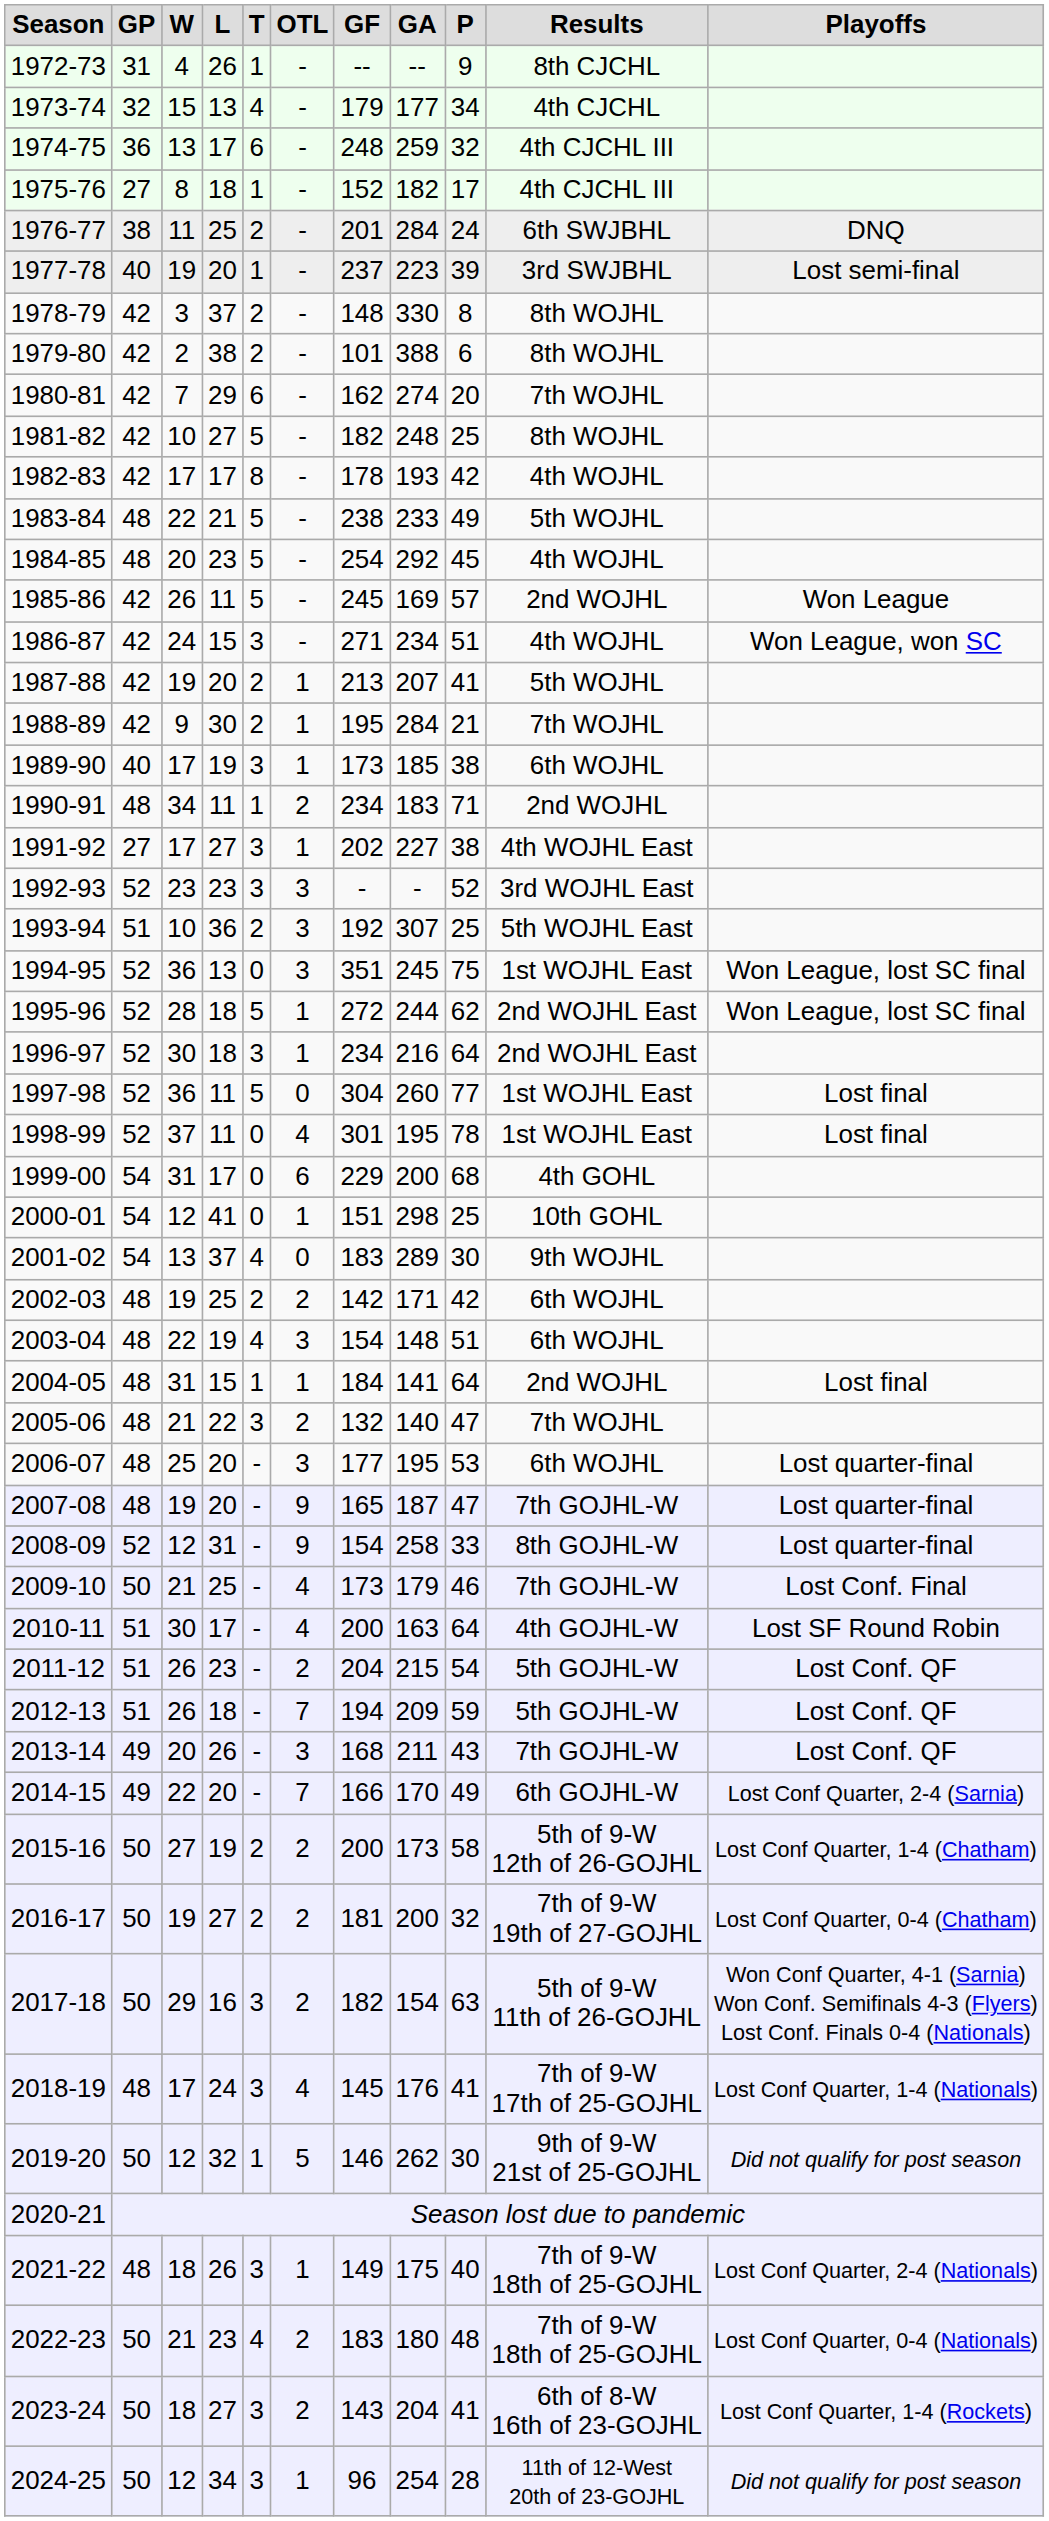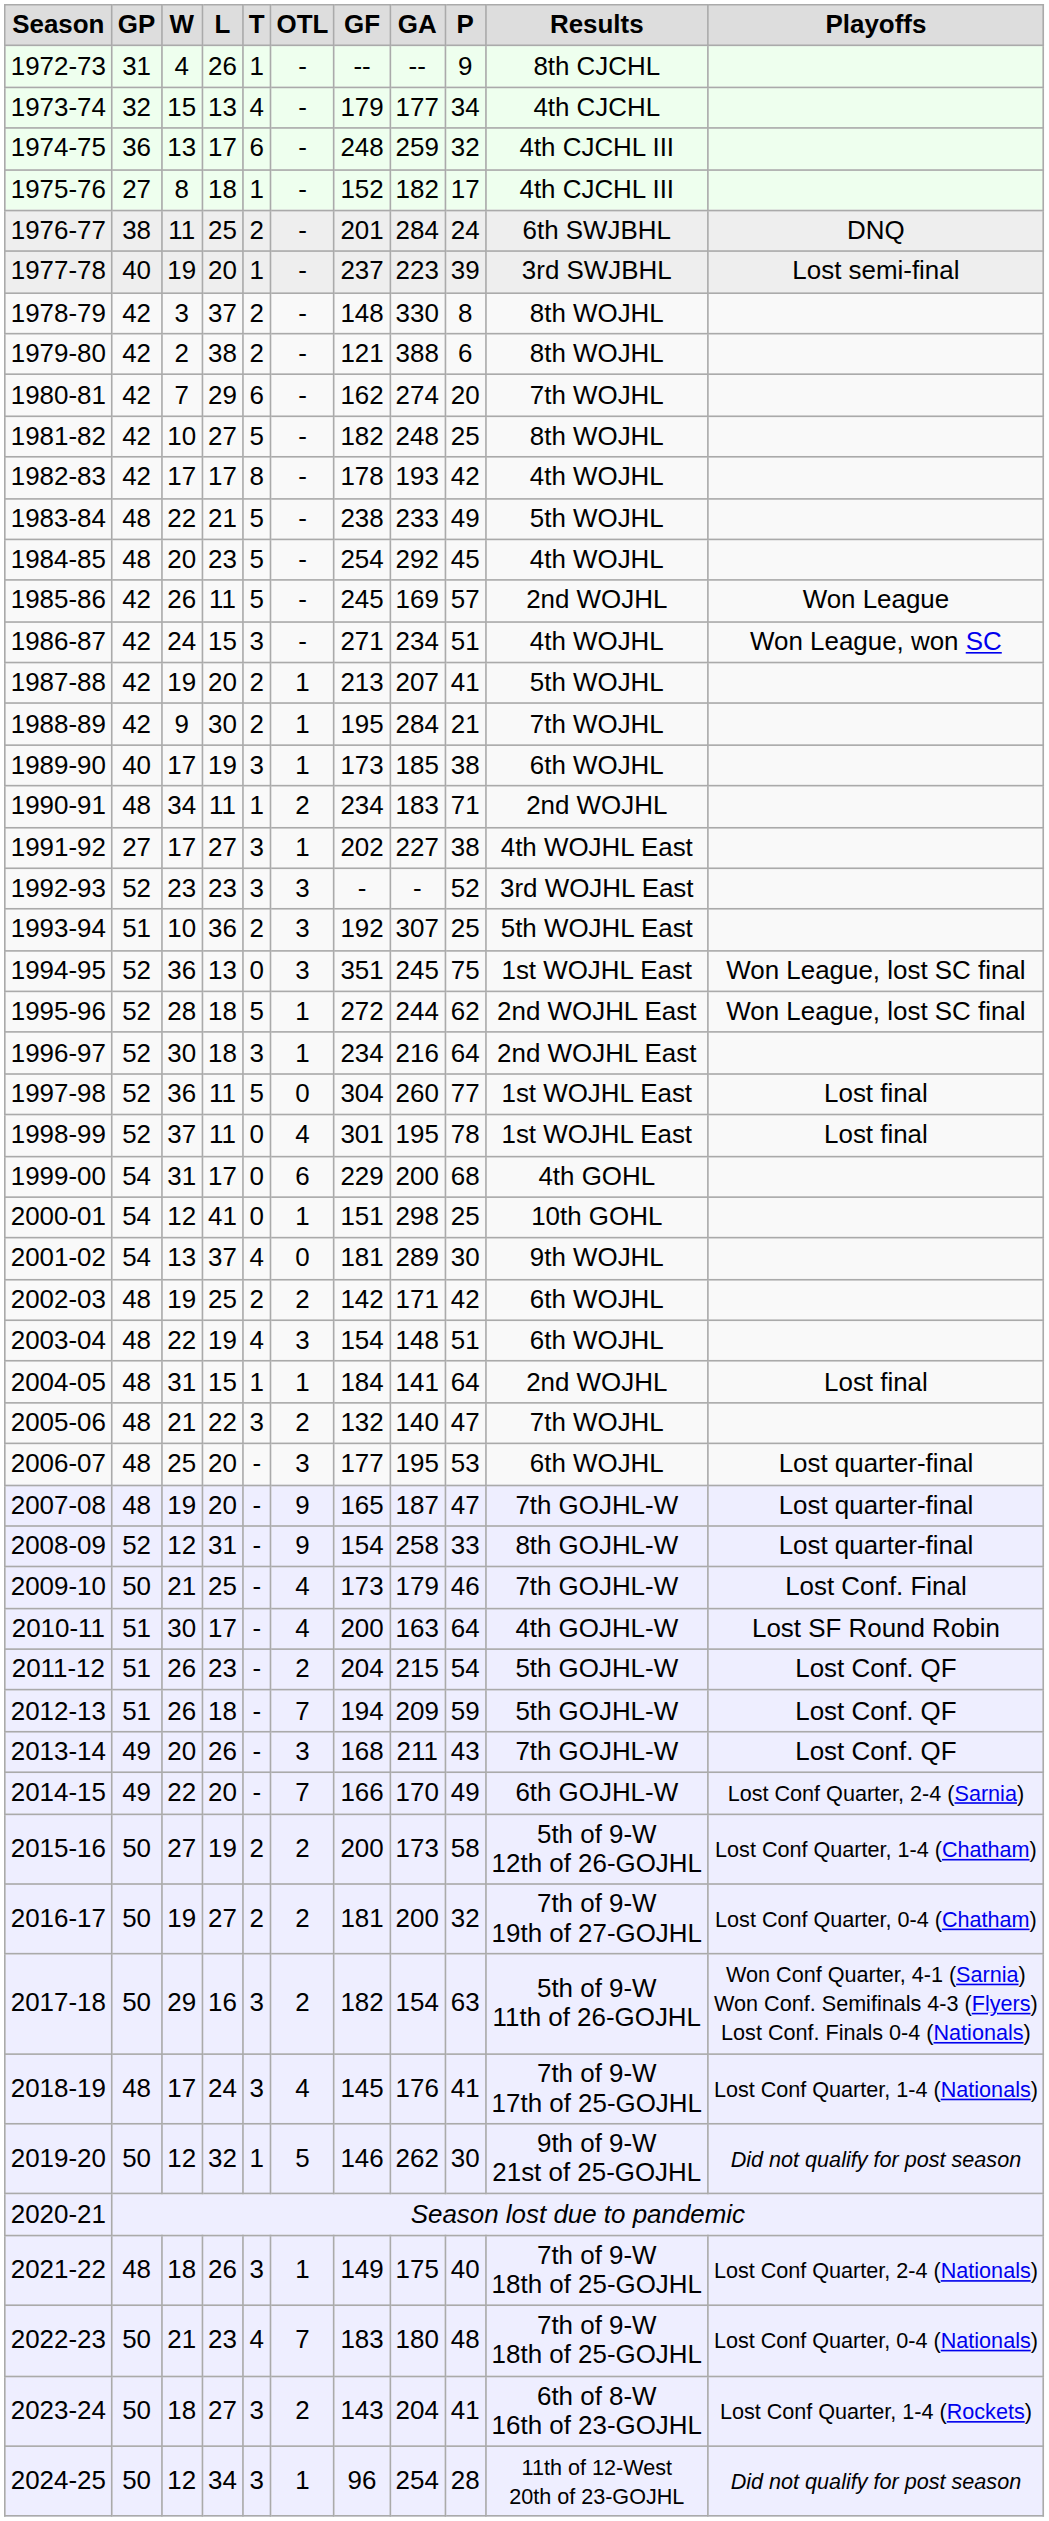(362, 353) 101 -> (362, 353) 121
(362, 1258) 183 -> (362, 1258) 181
(303, 2340) 2 -> (303, 2340) 7
